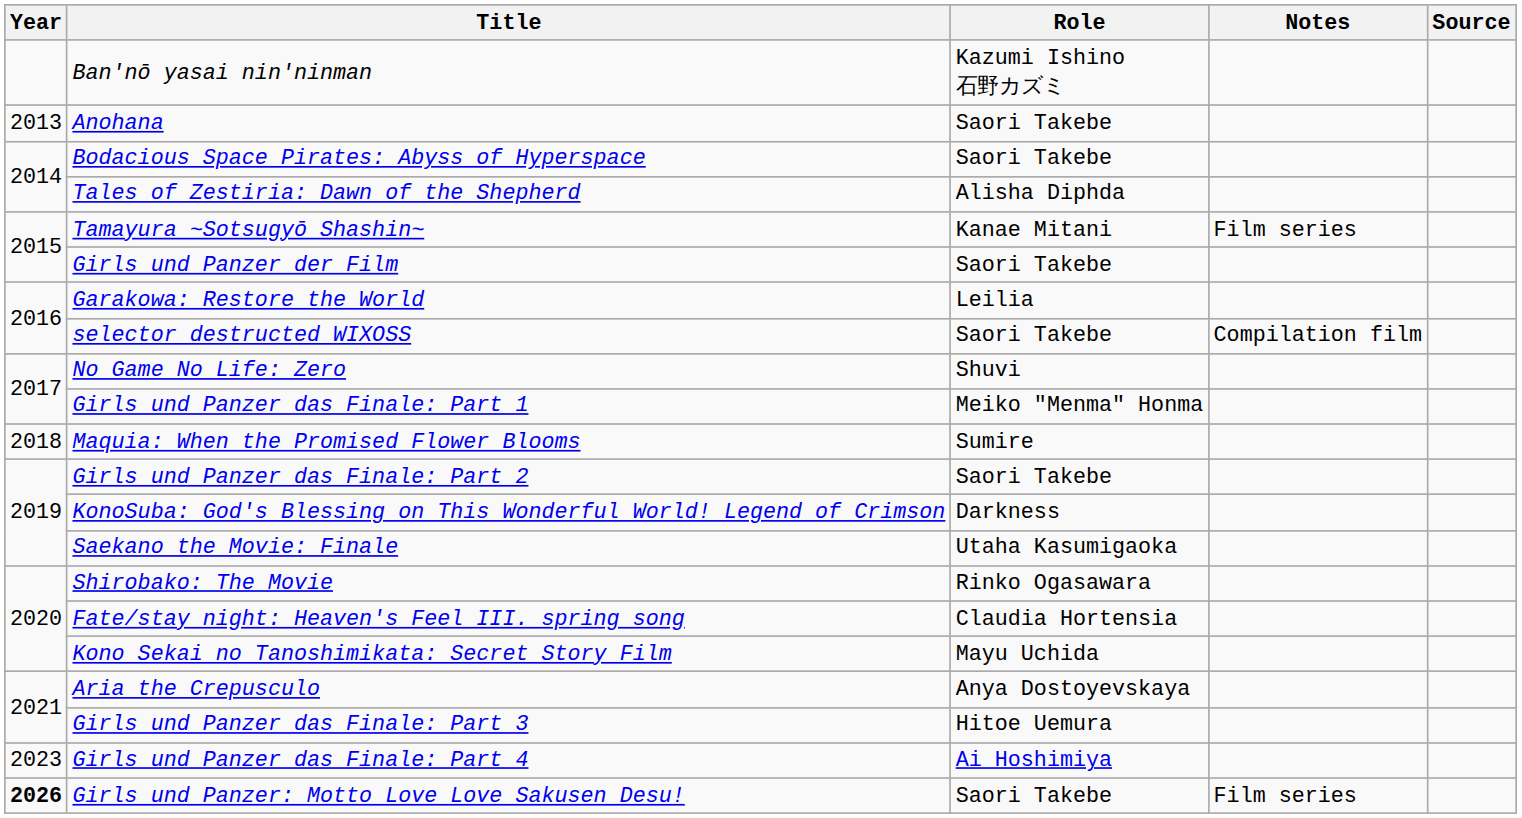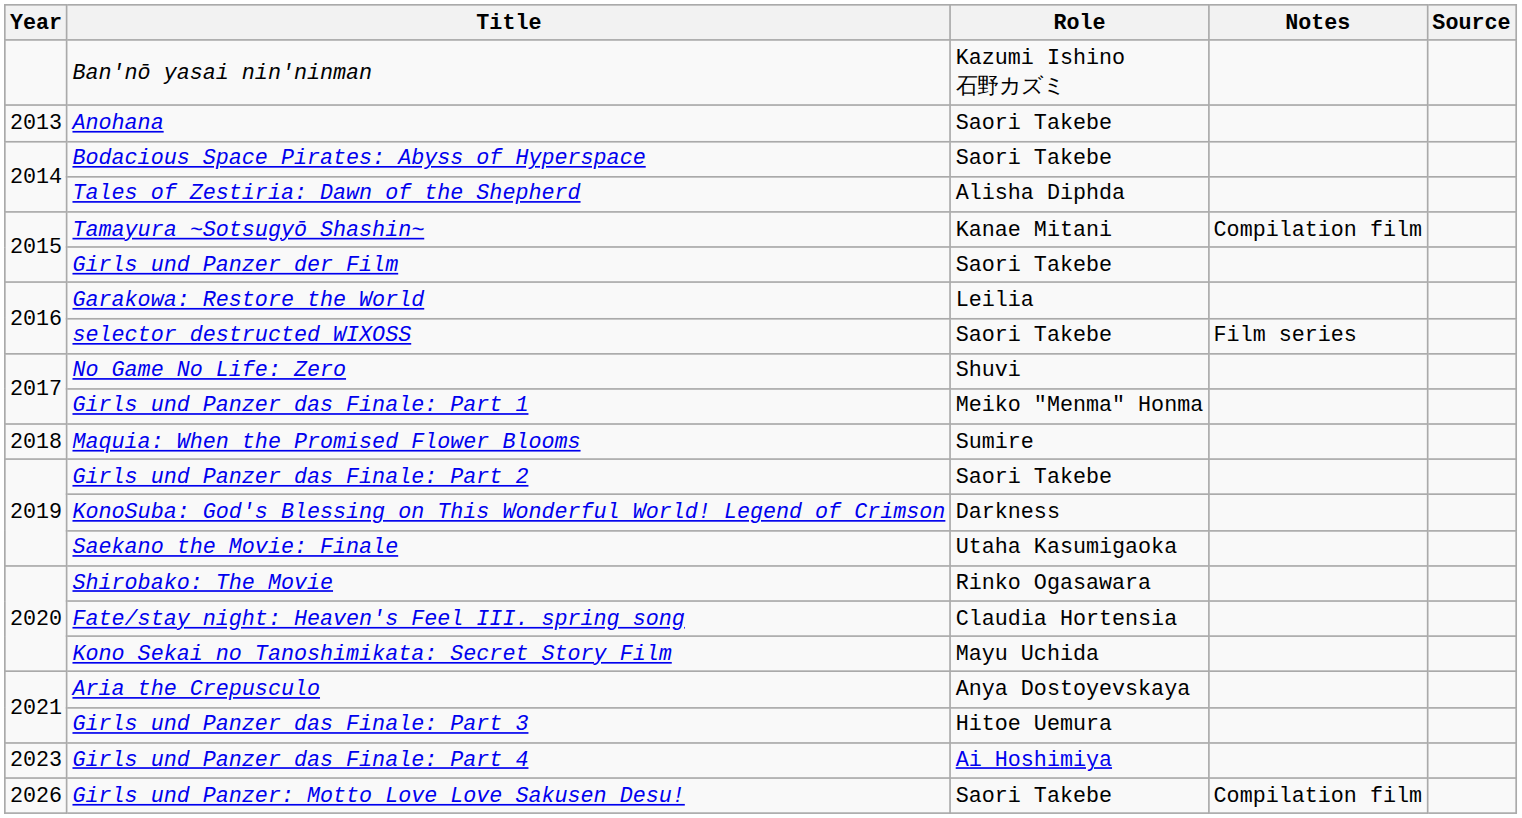(1285, 230) Film series -> (1318, 230) Compilation film
(1318, 336) Compilation film -> (1285, 336) Film series
(36, 796) bold -> (36, 796) normal
(1285, 796) Film series -> (1318, 796) Compilation film
